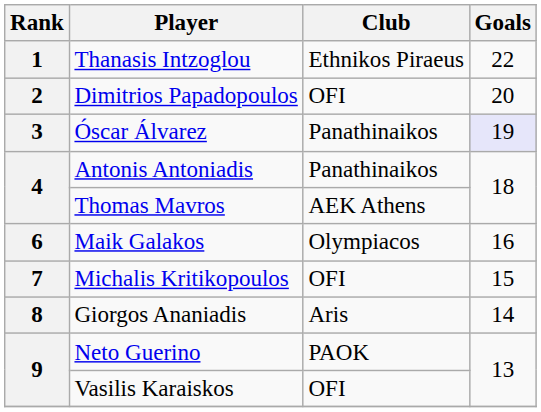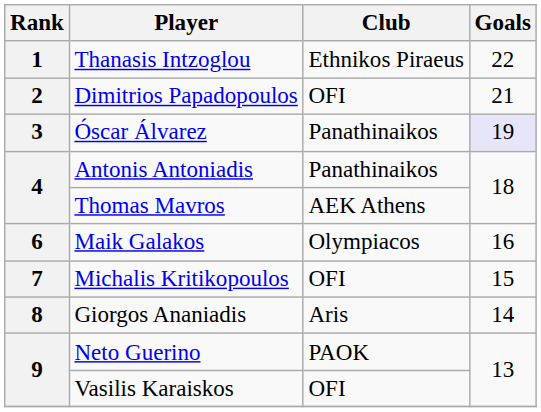(503, 95) 20 -> (503, 95) 21
